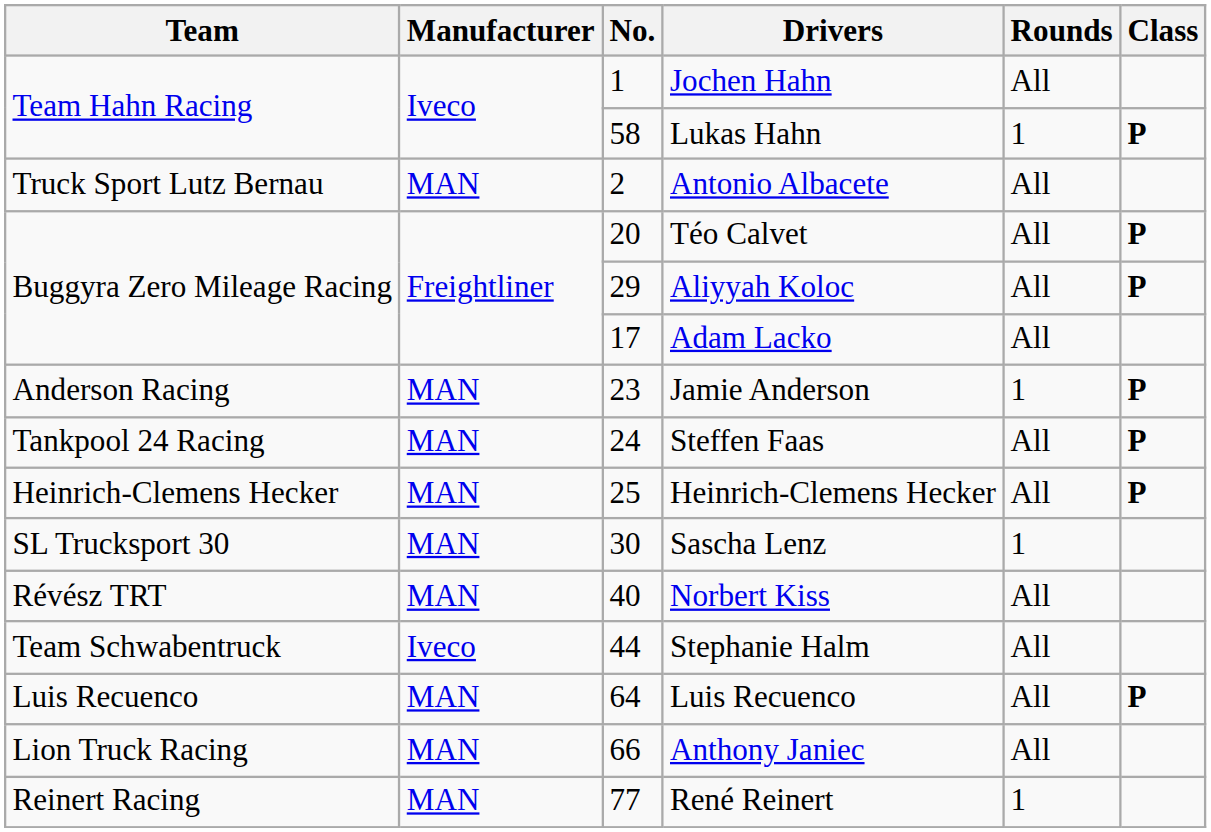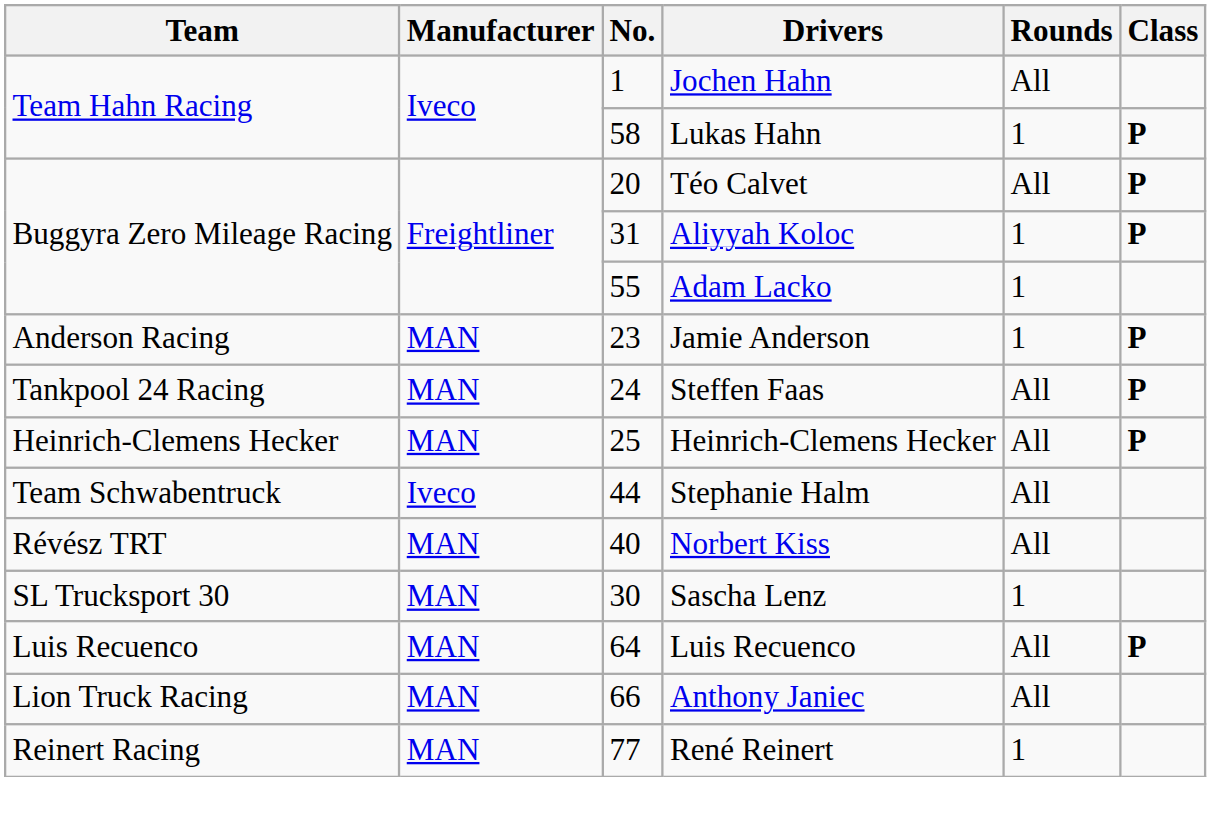- row: (779, 183)
(625, 286) 29 -> (625, 235) 31
(1030, 286) All -> (1018, 235) 1
(625, 338) 17 -> (625, 286) 55
(1030, 338) All -> (1018, 286) 1
rows swapped: (748, 543) <-> (770, 646)
